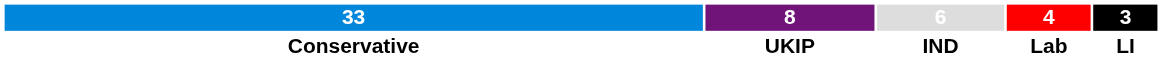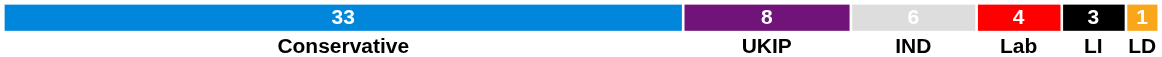+ column: (1142, 17)
